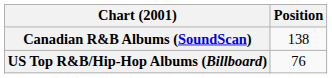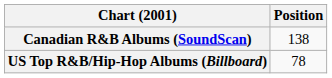(298, 61) 76 -> (298, 61) 78
